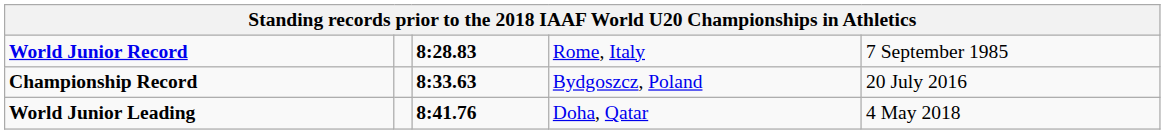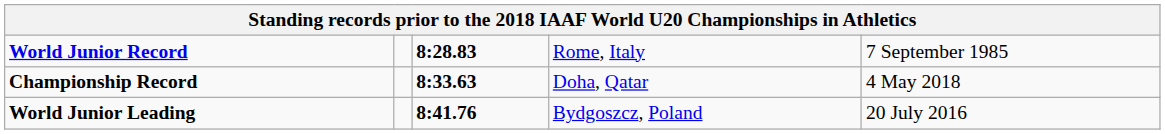(628, 81) Bydgoszcz, Poland -> (601, 81) Doha, Qatar
(917, 81) 20 July 2016 -> (913, 81) 4 May 2018
(601, 112) Doha, Qatar -> (628, 112) Bydgoszcz, Poland
(913, 112) 4 May 2018 -> (917, 112) 20 July 2016
